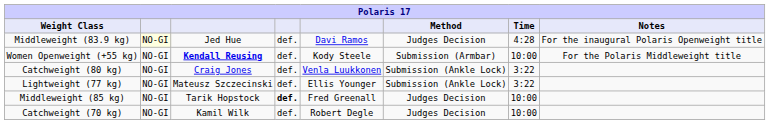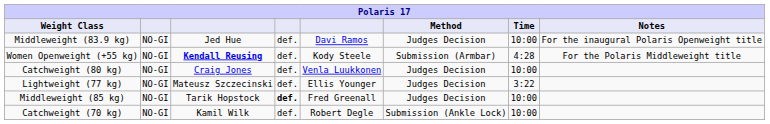(155, 41) lightyellow background -> (155, 41) no background
(524, 41) 4:28 -> (524, 41) 10:00
(524, 55) 10:00 -> (524, 55) 4:28
(446, 70) Submission (Ankle Lock) -> (446, 70) Judges Decision
(524, 70) 3:22 -> (524, 70) 10:00
(446, 84) Submission (Ankle Lock) -> (446, 84) Judges Decision
(446, 113) Judges Decision -> (446, 113) Submission (Ankle Lock)
